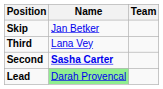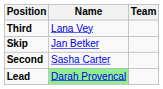rows swapped: (17, 28) <-> (19, 44)
(82, 60) bold -> (81, 60) normal
